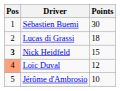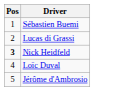- column: (102, 10)
(12, 65) lightsalmon background -> (12, 65) no background
